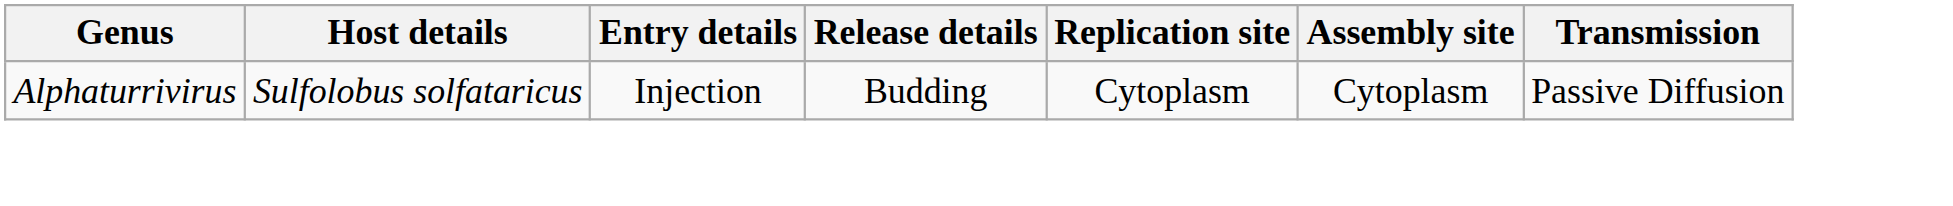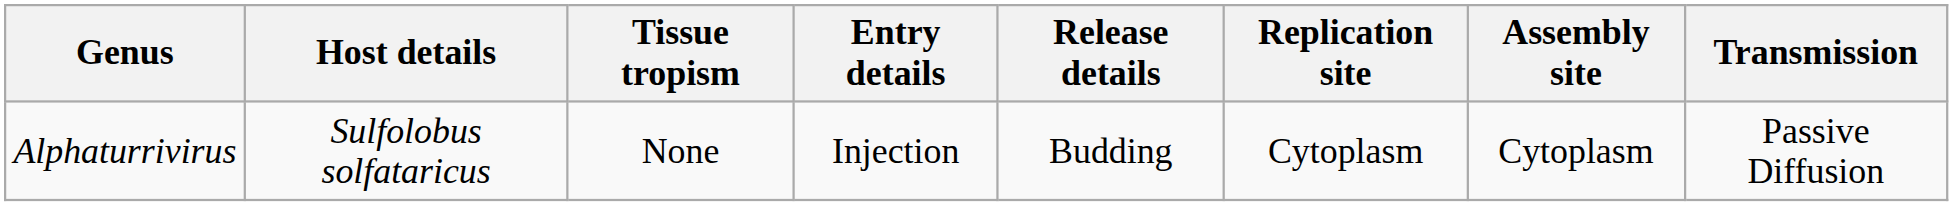+ column: (680, 53)
